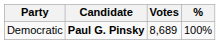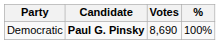(163, 30) 8,689 -> (163, 30) 8,690
